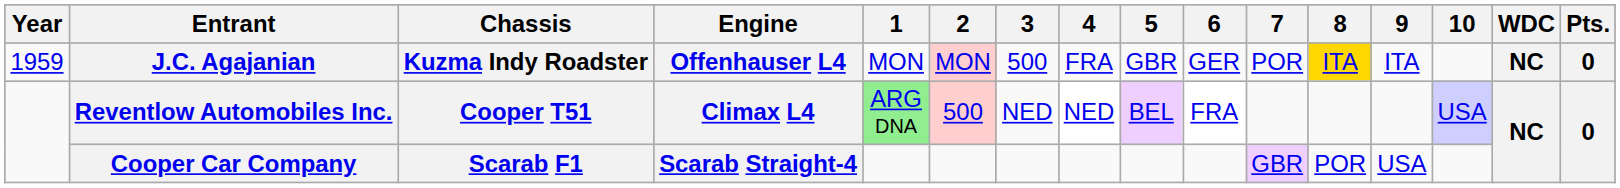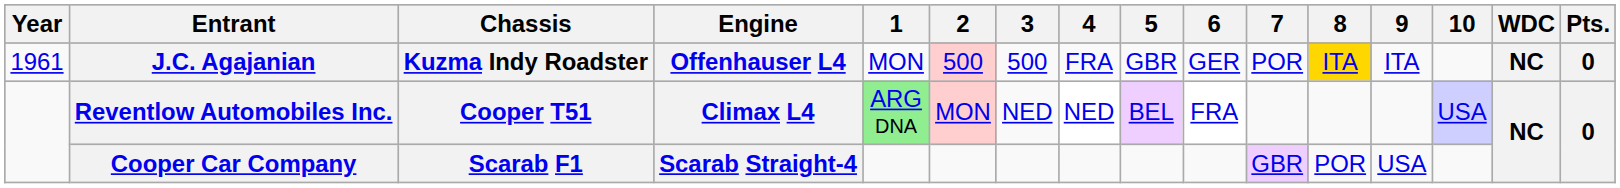(37, 62) 1959 -> (37, 62) 1961
(963, 62) MON -> (963, 62) 500
(963, 113) 500 -> (963, 113) MON
